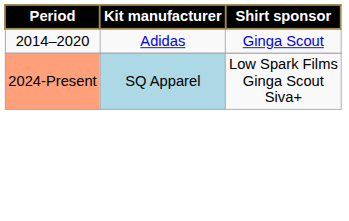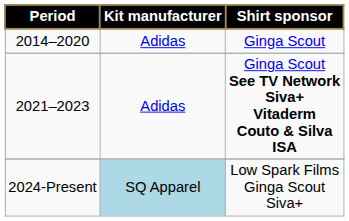+ row: (285, 106)
(53, 81) lightsalmon background -> (53, 187) no background
